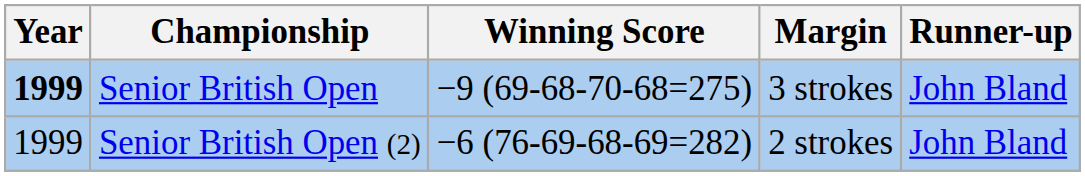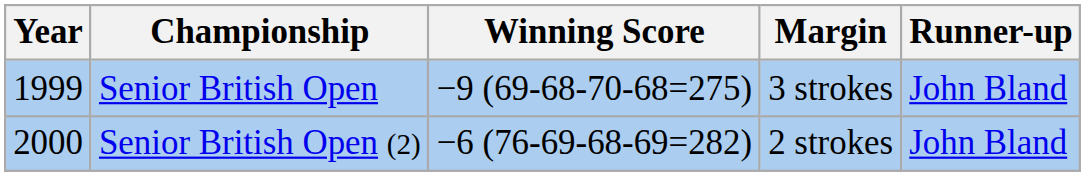(48, 87) bold -> (48, 87) normal
(48, 142) 1999 -> (48, 142) 2000
